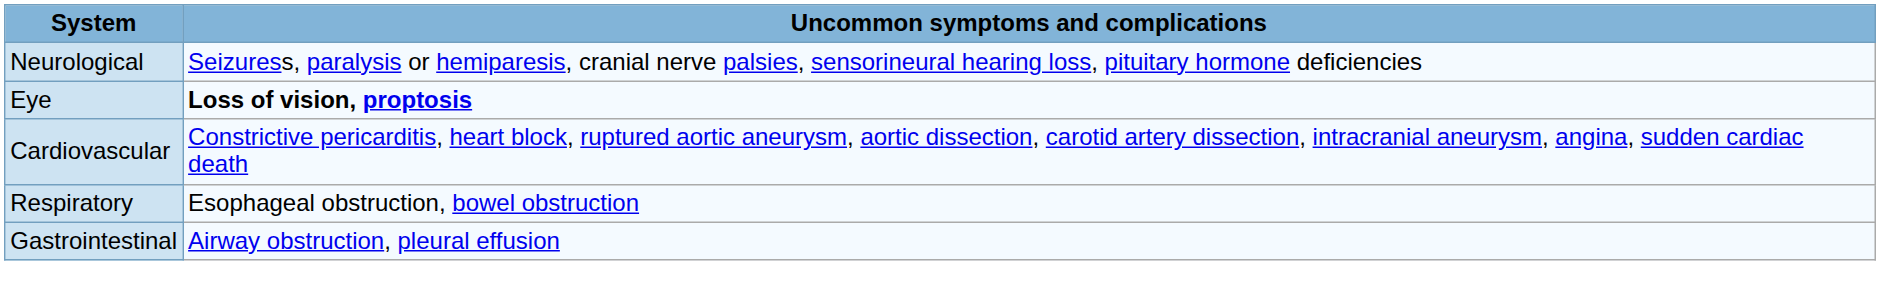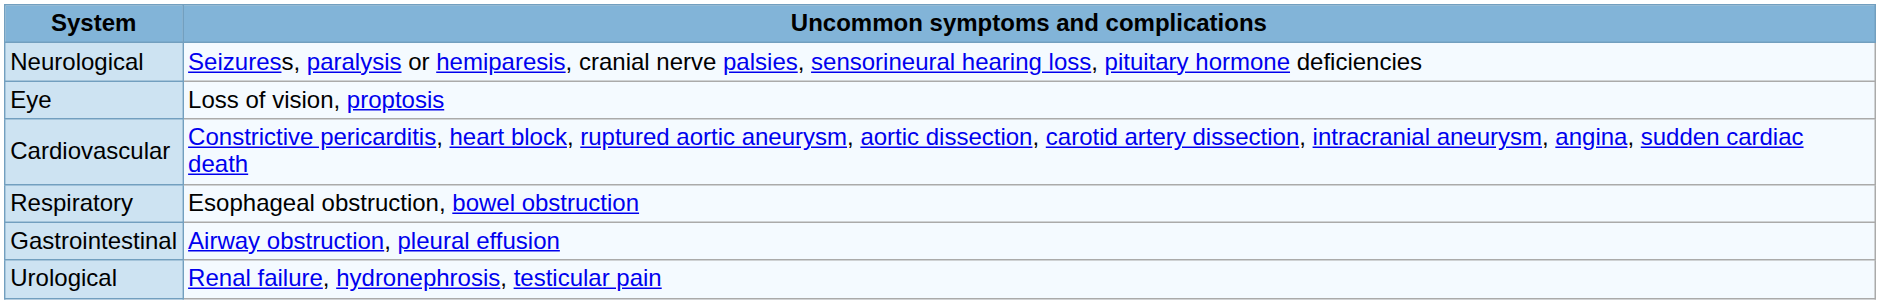(330, 99) bold -> (316, 99) normal
+ row: (64, 278)
